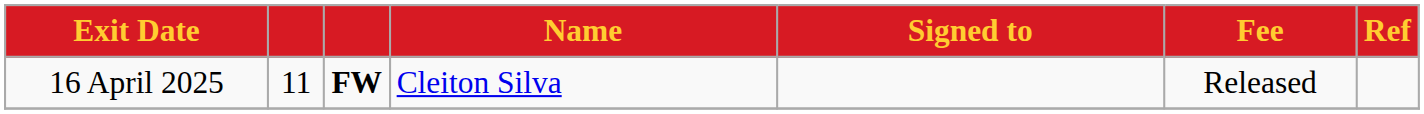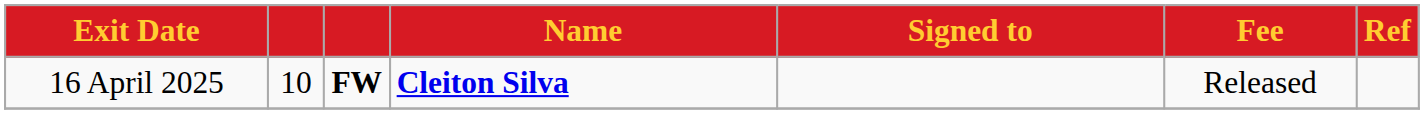(296, 82) 11 -> (296, 82) 10
(479, 82) normal -> (483, 82) bold
